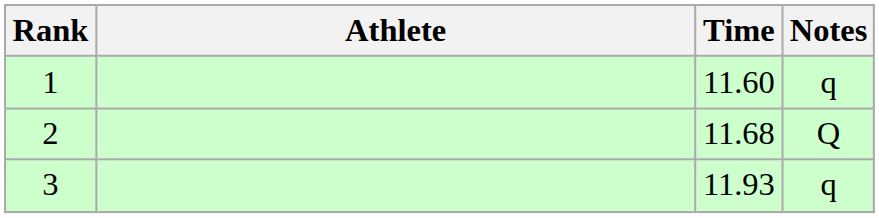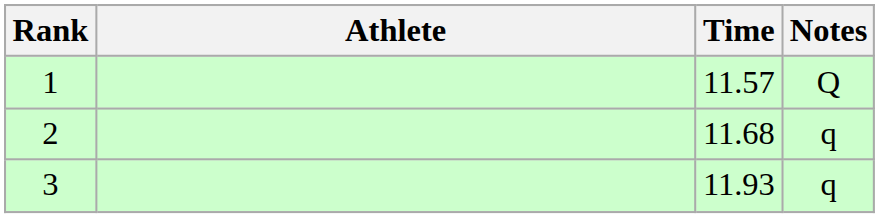(739, 81) 11.60 -> (739, 81) 11.57
(829, 81) q -> (829, 81) Q
(829, 133) Q -> (829, 133) q
